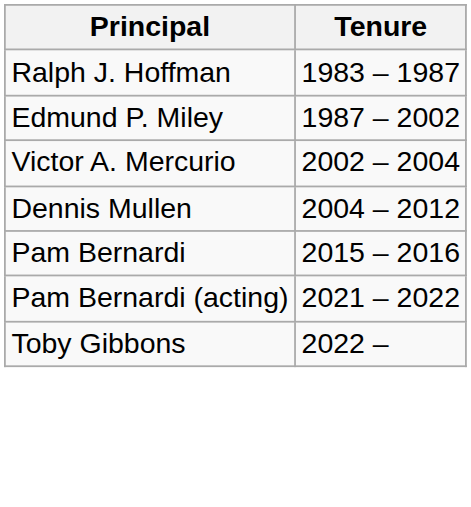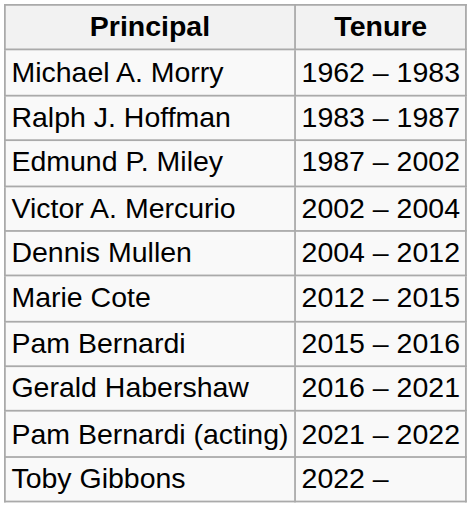+ row: (117, 72)
+ row: (81, 298)
+ row: (130, 388)
